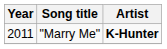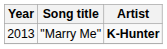(20, 33) 2011 -> (21, 33) 2013
